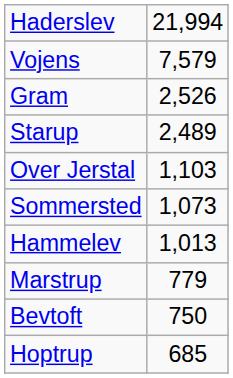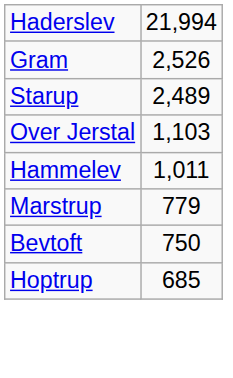- row: (45, 59)
- row: (76, 206)
(188, 243) 1,013 -> (181, 170) 1,011
